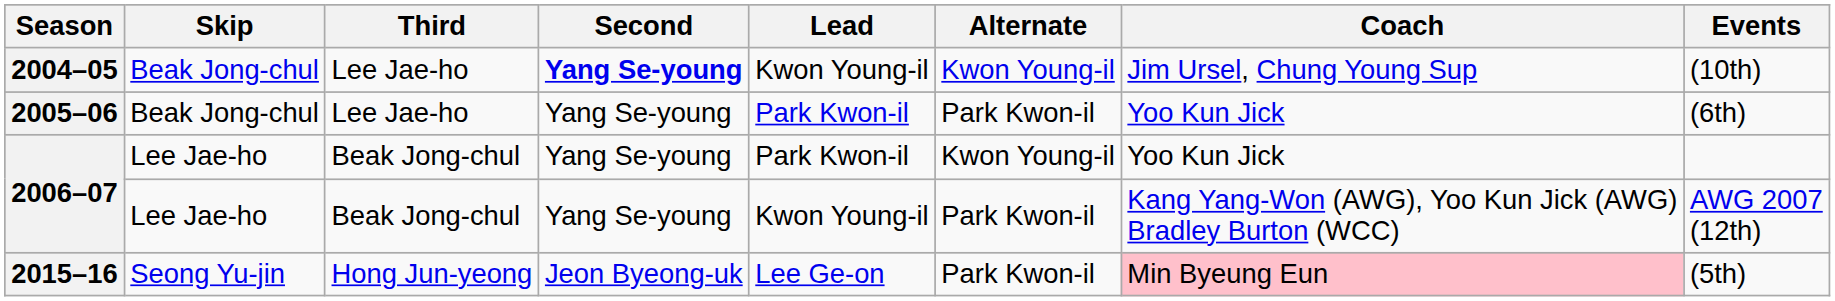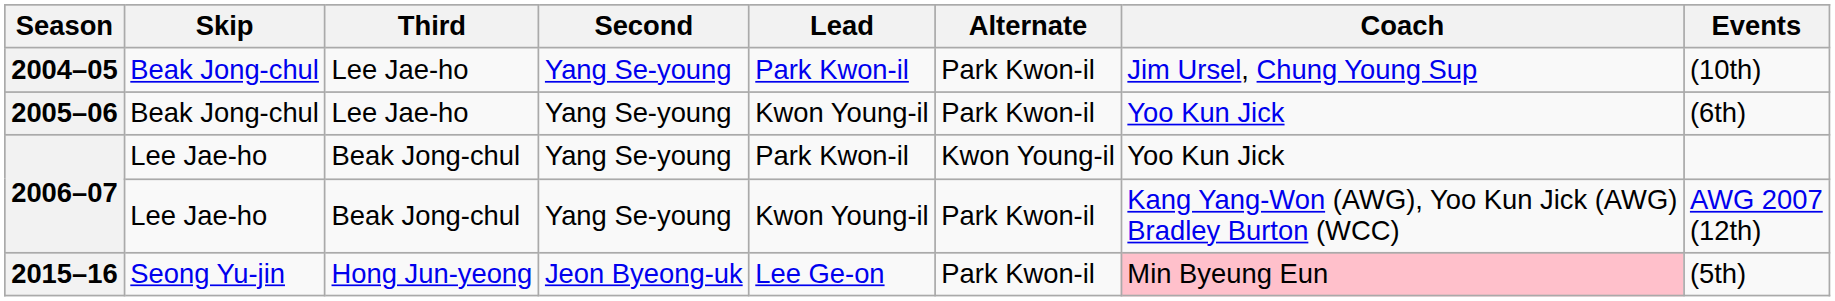(644, 69) bold -> (638, 69) normal
(842, 69) Kwon Young-il -> (832, 69) Park Kwon-il
(1028, 69) Kwon Young-il -> (1018, 69) Park Kwon-il
(832, 112) Park Kwon-il -> (842, 112) Kwon Young-il
